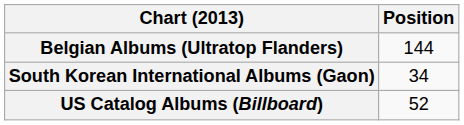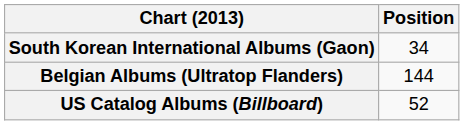rows swapped: (192, 47) <-> (192, 76)
